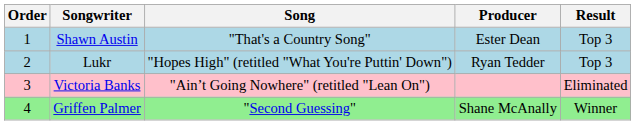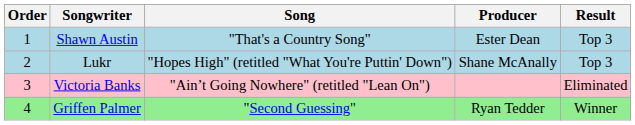(508, 62) Ryan Tedder -> (508, 62) Shane McAnally
(508, 108) Shane McAnally -> (508, 108) Ryan Tedder
